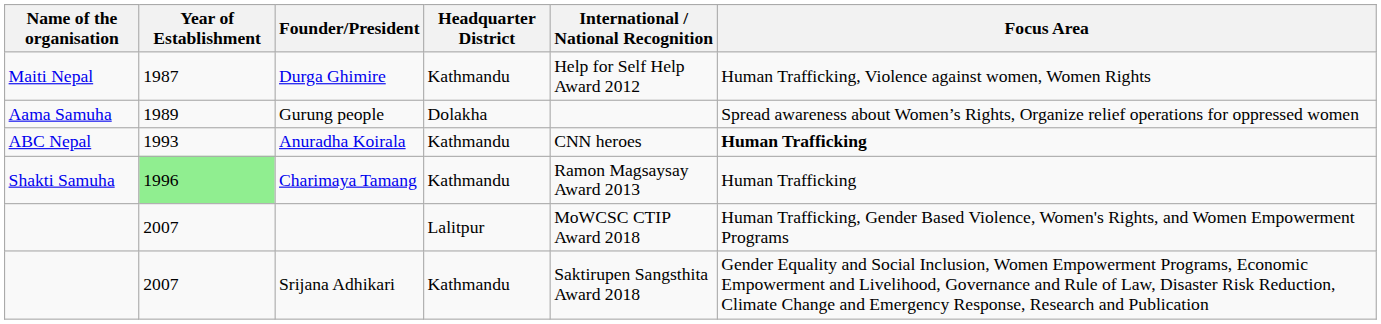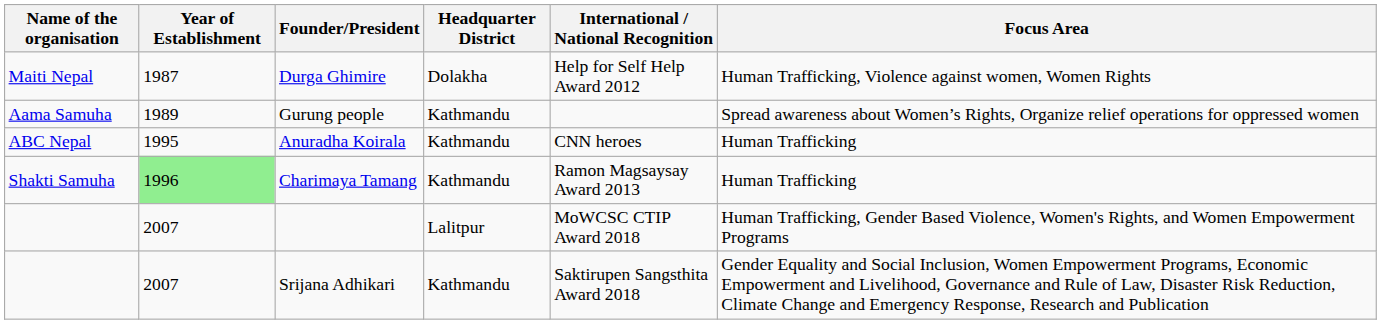(469, 76) Kathmandu -> (457, 76) Dolakha
(457, 113) Dolakha -> (469, 113) Kathmandu
(161, 141) 1993 -> (161, 141) 1995
(794, 141) bold -> (789, 141) normal
